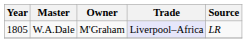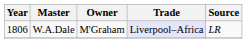(17, 29) 1805 -> (17, 29) 1806
